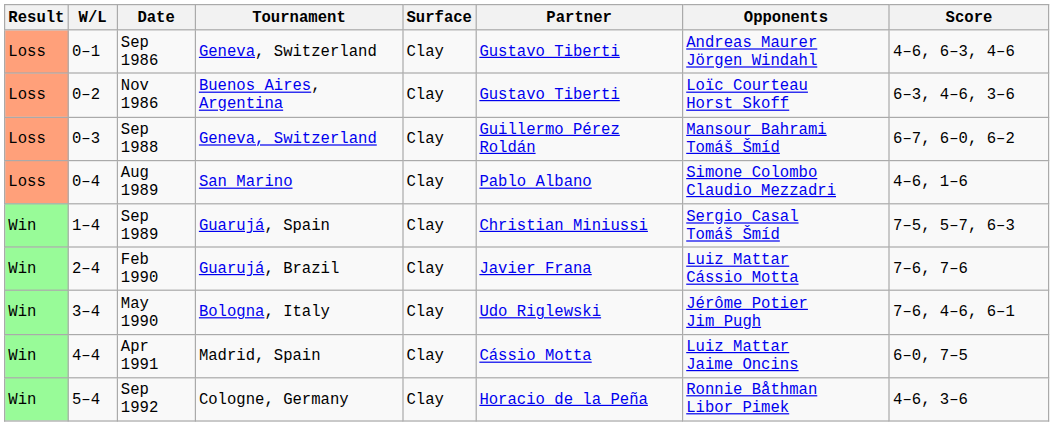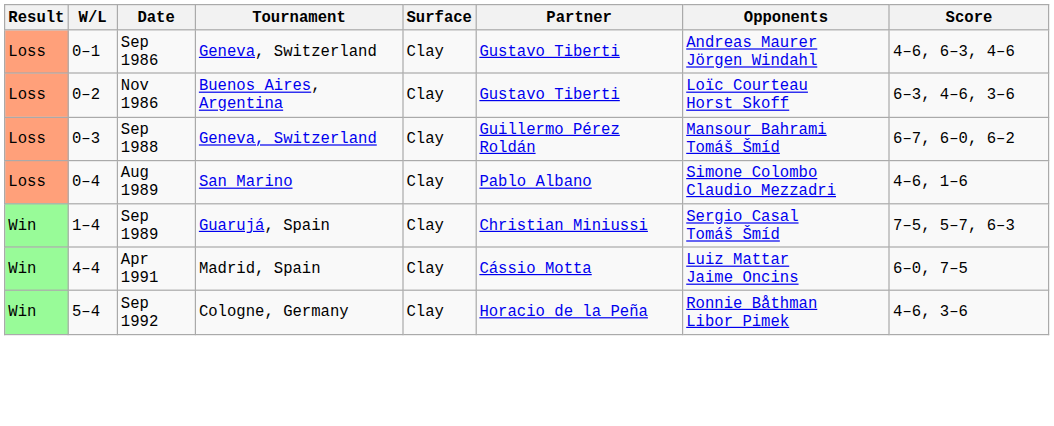- row: (140, 269)
- row: (140, 312)
